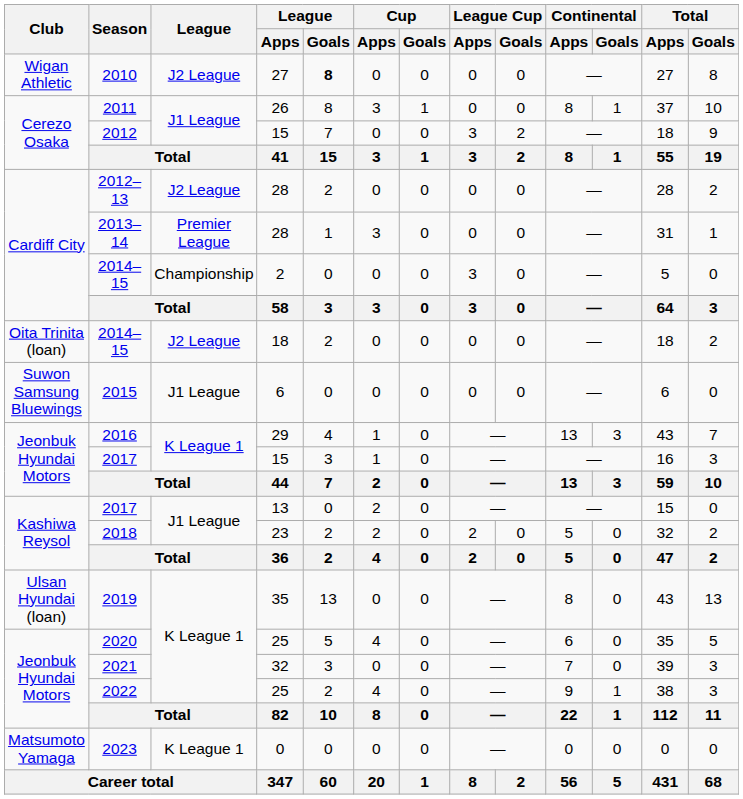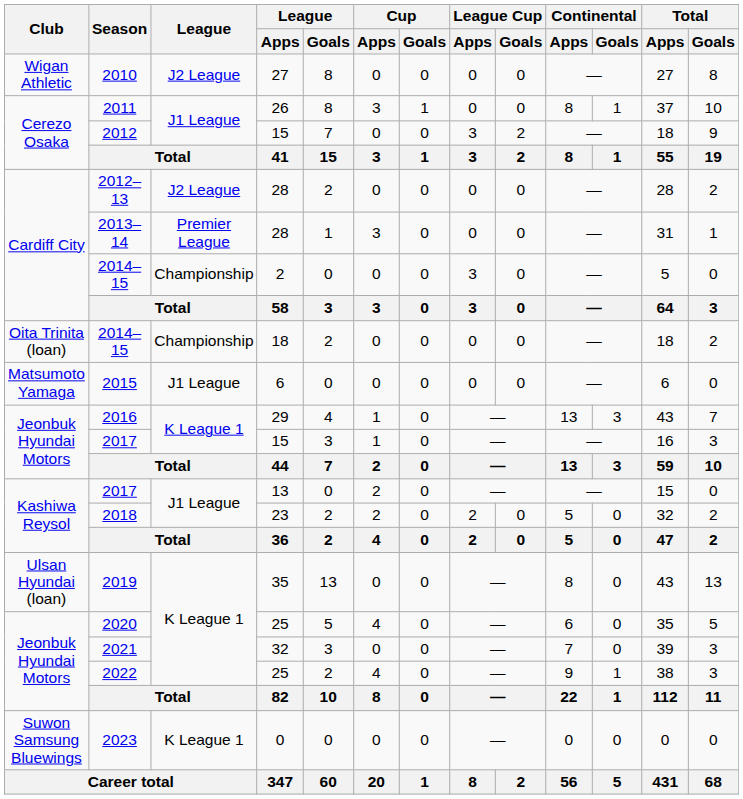(328, 74) bold -> (328, 74) normal
(204, 341) J2 League -> (204, 341) Championship
(46, 392) Suwon Samsung Bluewings -> (46, 383) Matsumoto Yamaga
(46, 748) Matsumoto Yamaga -> (46, 740) Suwon Samsung Bluewings
